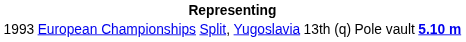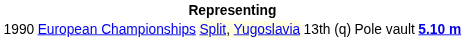(19, 29) 1993 -> (19, 29) 1990
(250, 29) no background -> (250, 29) lightyellow background
